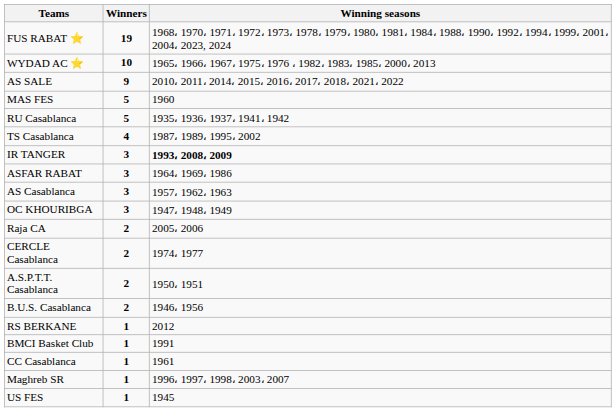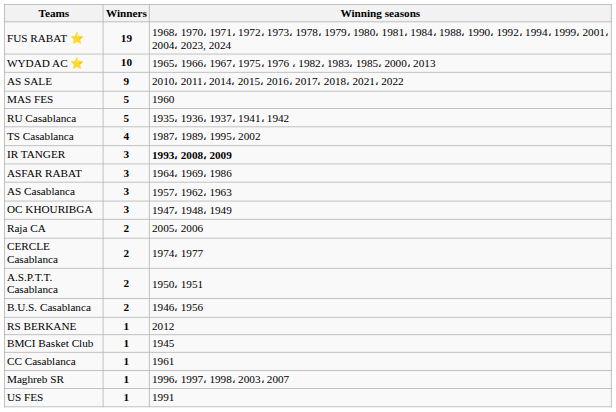(163, 343) 1991 -> (163, 343) 1945
(163, 397) 1945 -> (163, 397) 1991
